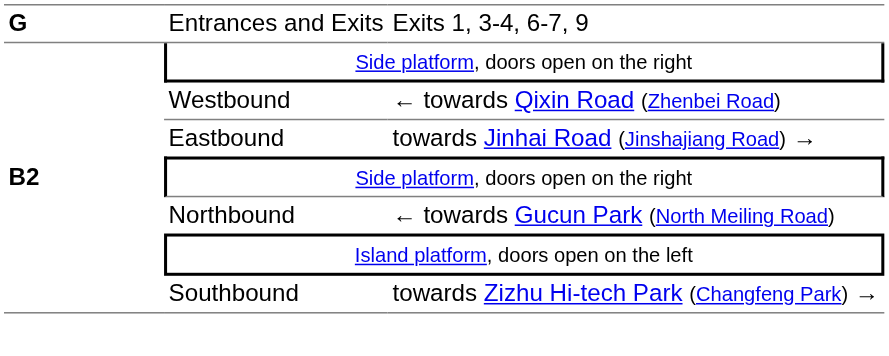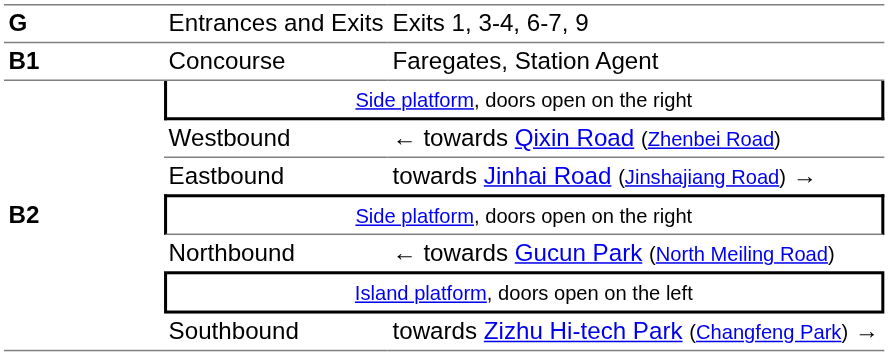+ row: (227, 61)
